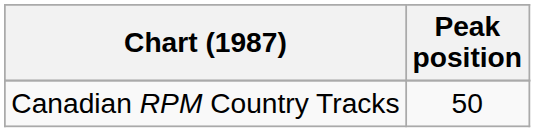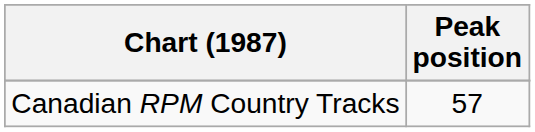(467, 103) 50 -> (467, 103) 57
